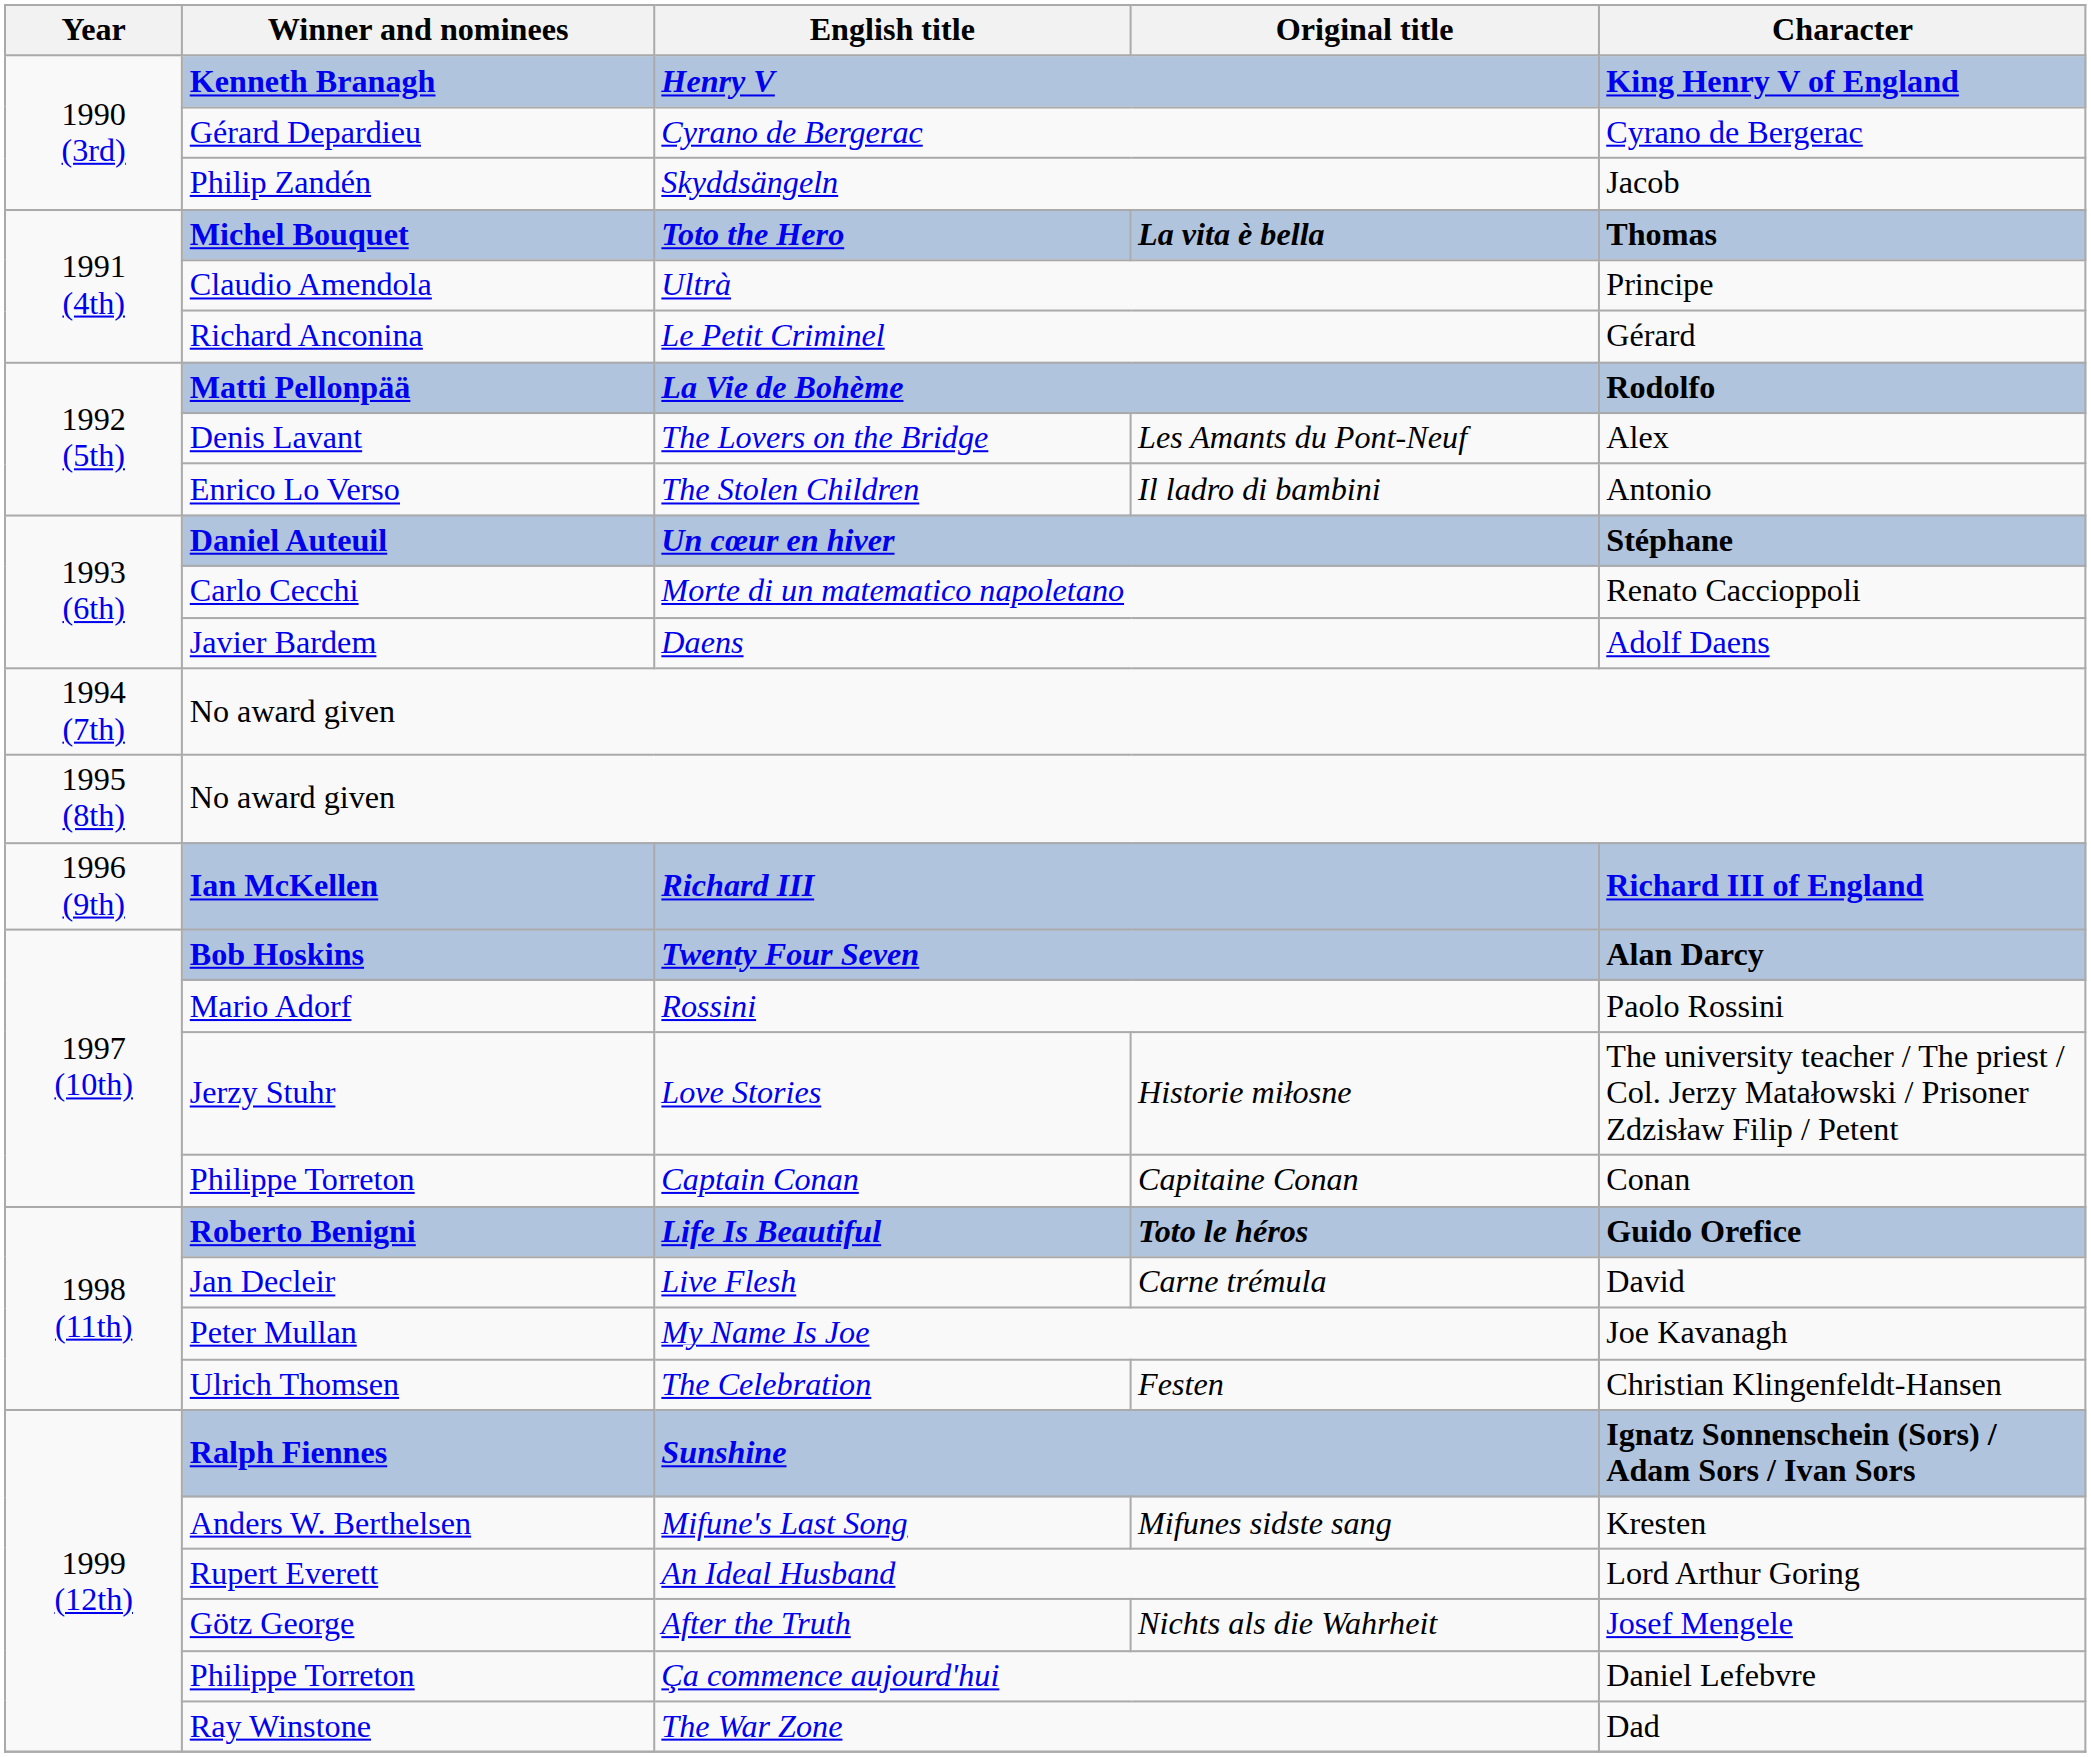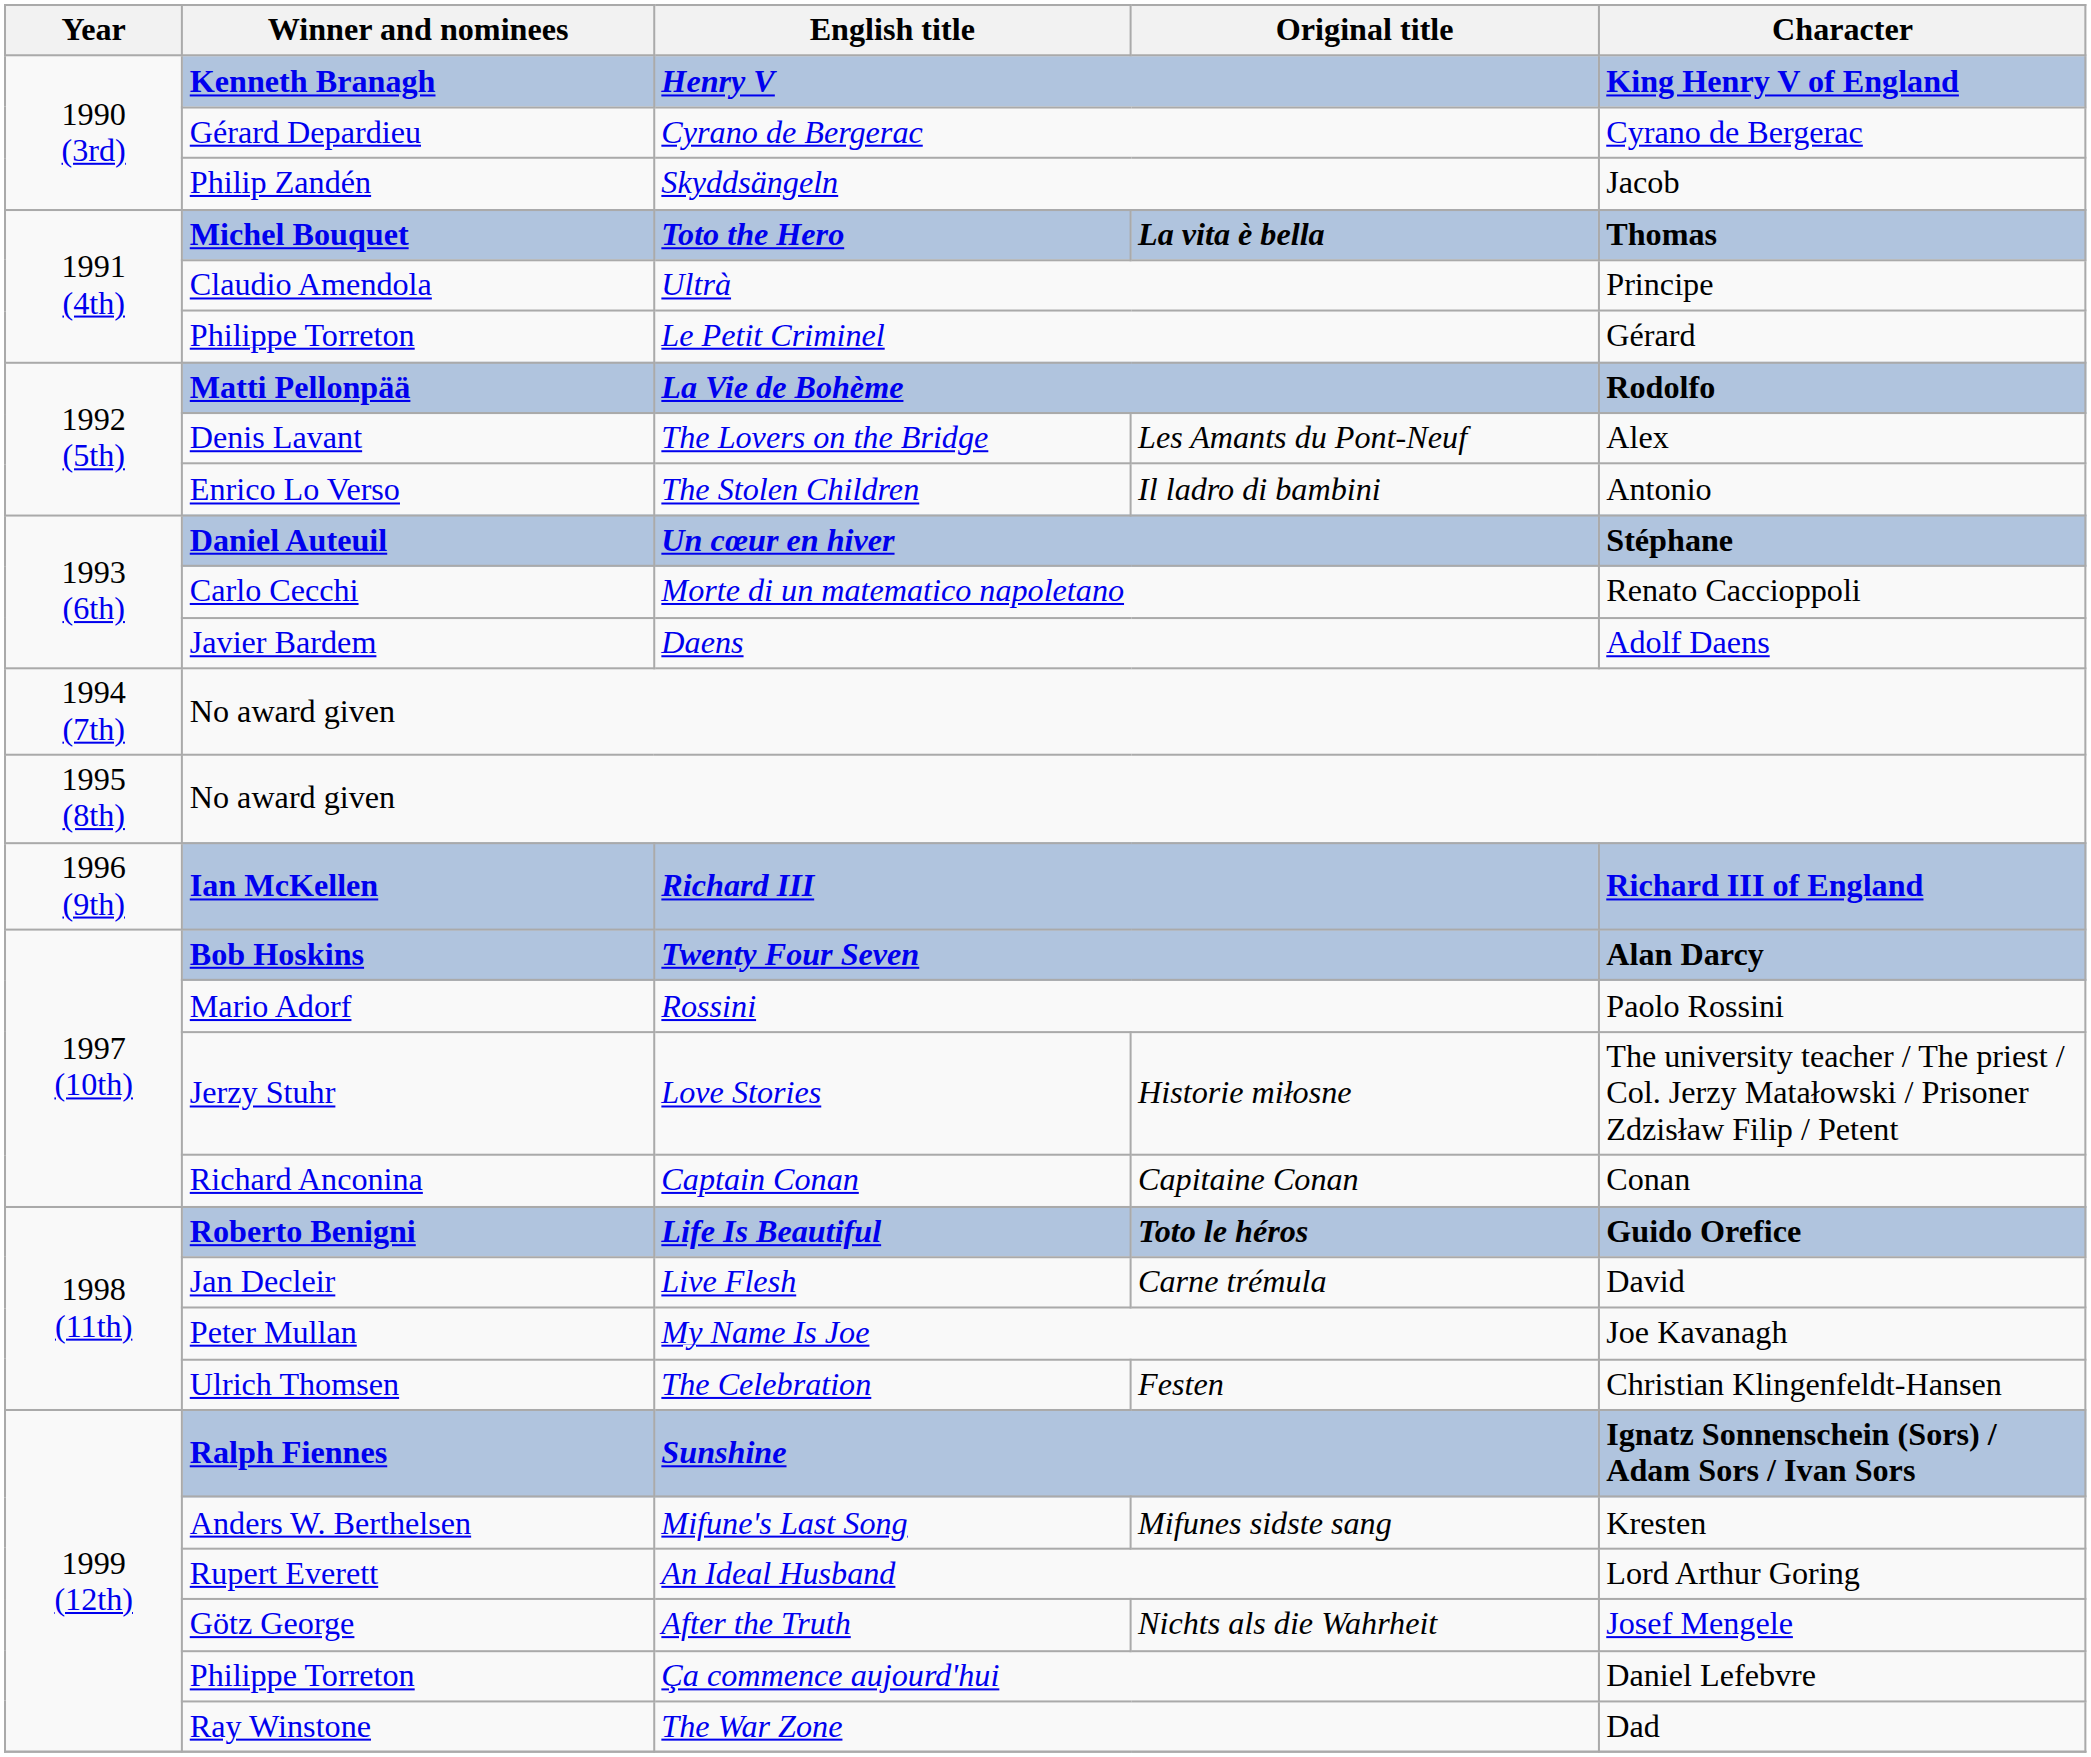(306, 336) Richard Anconina -> (302, 336) Philippe Torreton
(302, 1179) Philippe Torreton -> (306, 1179) Richard Anconina
